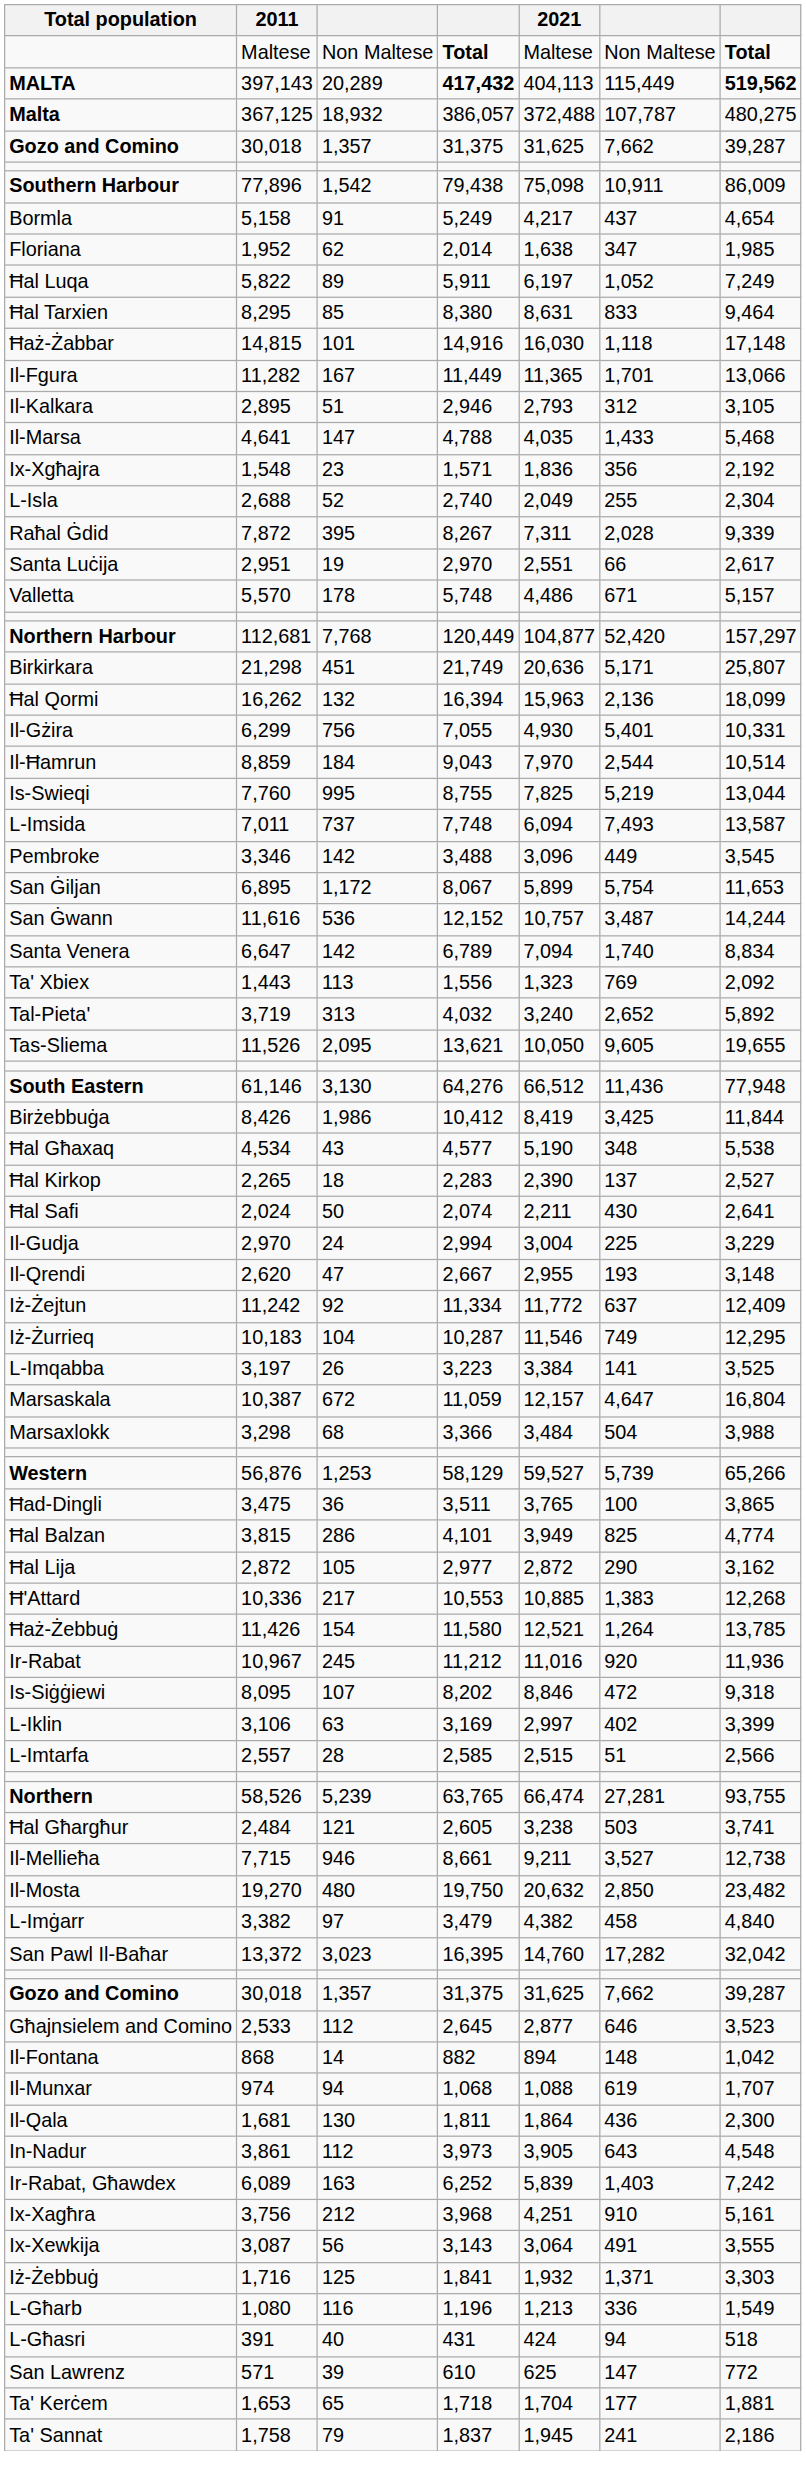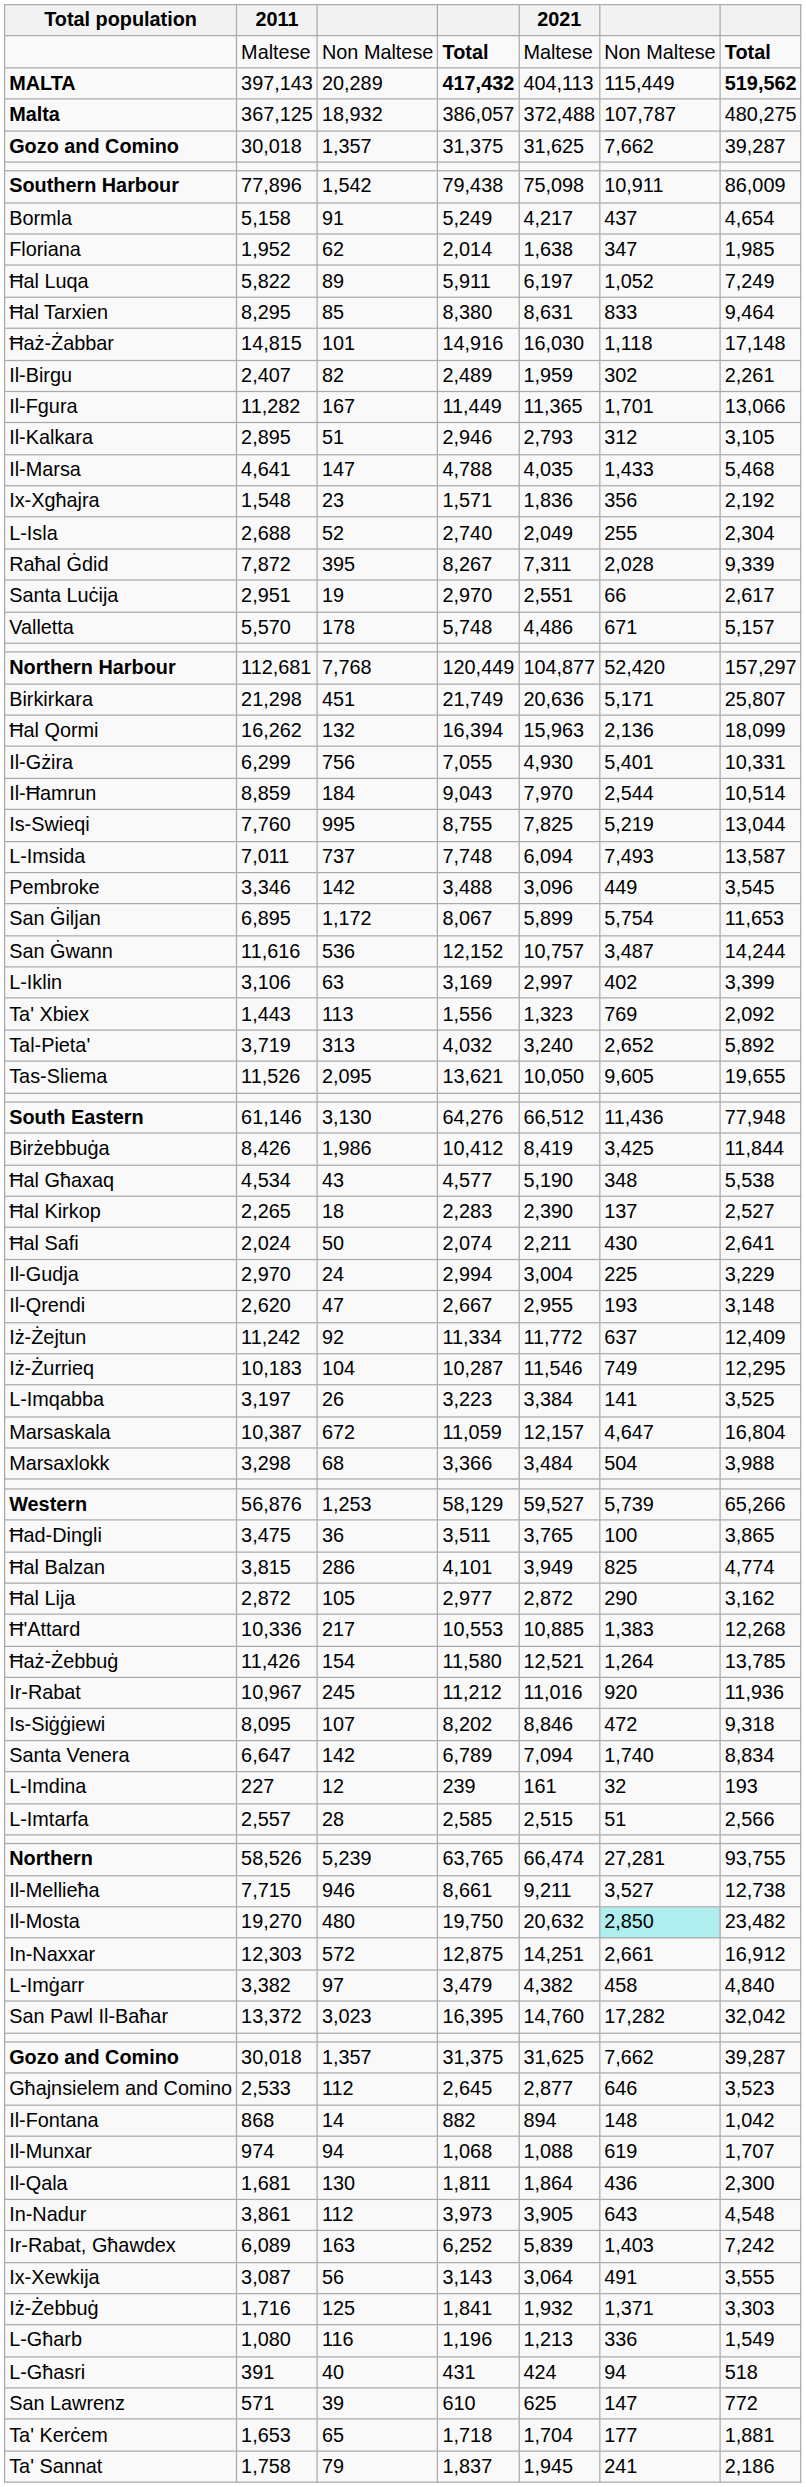+ row: (41, 375)
rows swapped: (69, 951) <-> (36, 1724)
+ row: (48, 1787)
- row: (69, 1827)
(629, 1890) no background -> (629, 1922) paleturquoise background
+ row: (52, 1953)
- row: (52, 2214)
